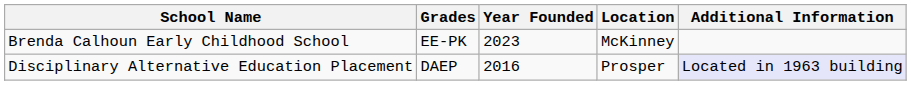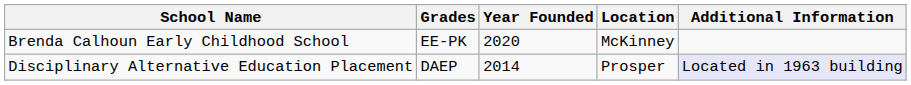(502, 42) 2023 -> (502, 42) 2020
(502, 67) 2016 -> (502, 67) 2014
